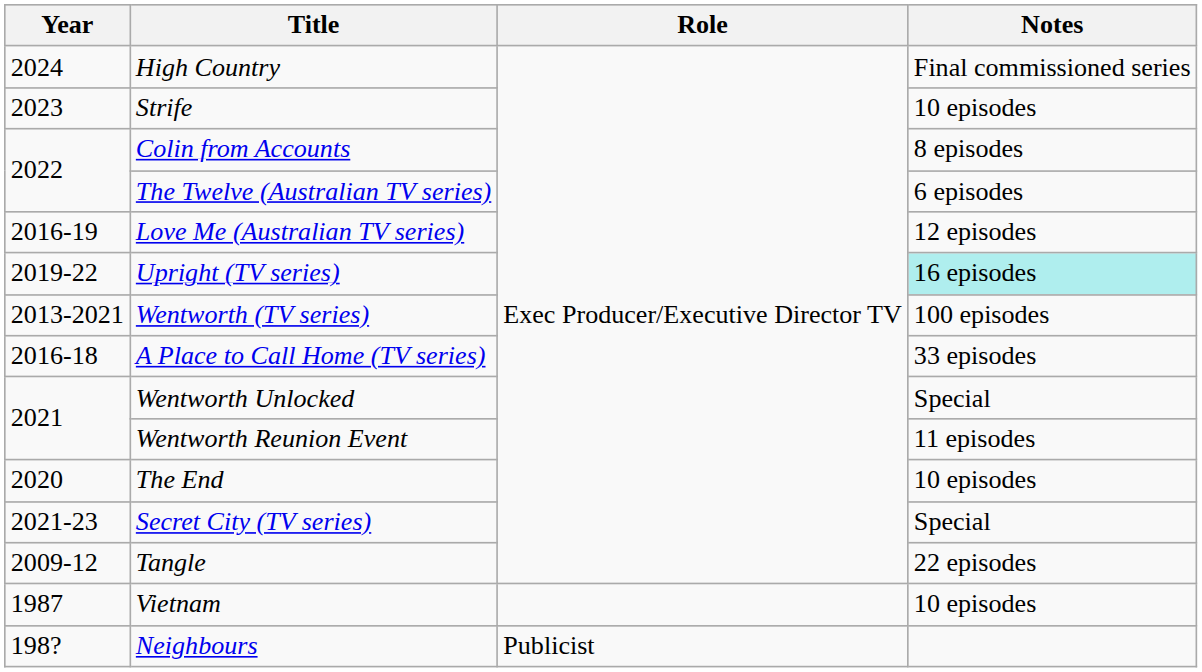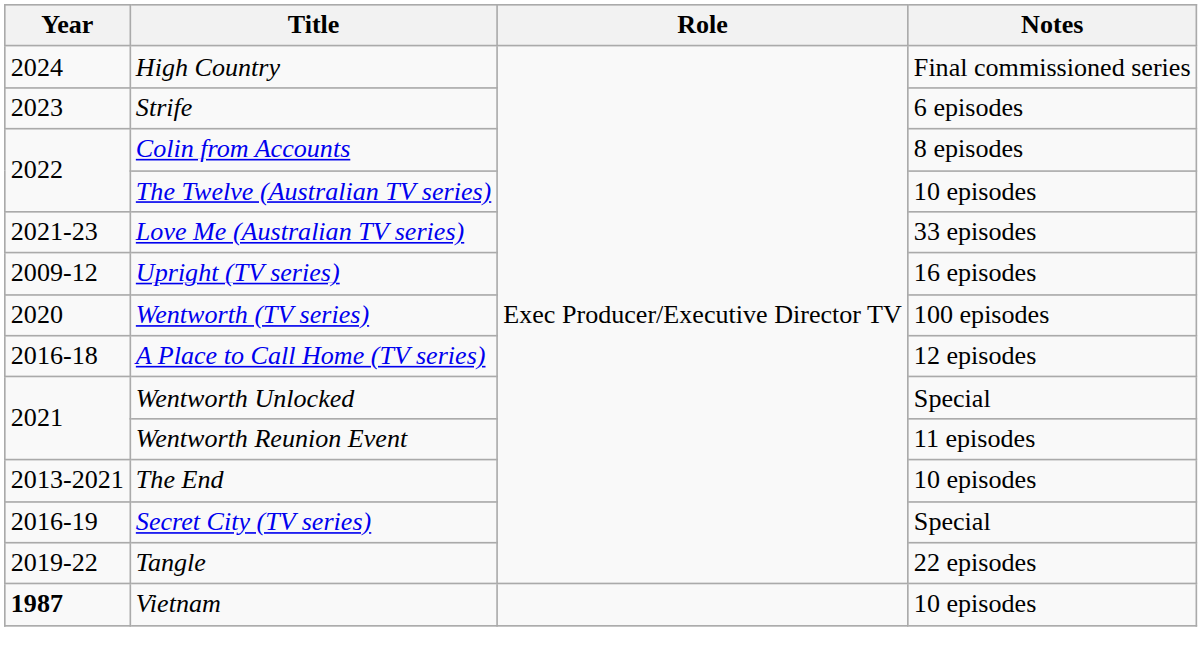(975, 107) 10 episodes -> (969, 107) 6 episodes
(969, 190) 6 episodes -> (975, 190) 10 episodes
(54, 231) 2016-19 -> (54, 231) 2021-23
(975, 231) 12 episodes -> (975, 231) 33 episodes
(54, 273) 2019-22 -> (54, 273) 2009-12
(975, 273) paleturquoise background -> (975, 273) no background
(67, 314) 2013-2021 -> (37, 314) 2020
(975, 356) 33 episodes -> (975, 356) 12 episodes
(37, 480) 2020 -> (67, 480) 2013-2021
(54, 521) 2021-23 -> (54, 521) 2016-19
(54, 562) 2009-12 -> (54, 562) 2019-22
(37, 604) normal -> (37, 604) bold
- row: (197, 645)
